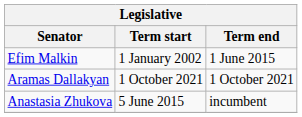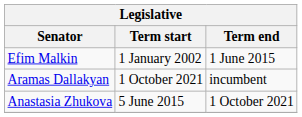(252, 79) 1 October 2021 -> (238, 79) incumbent
(238, 101) incumbent -> (252, 101) 1 October 2021
